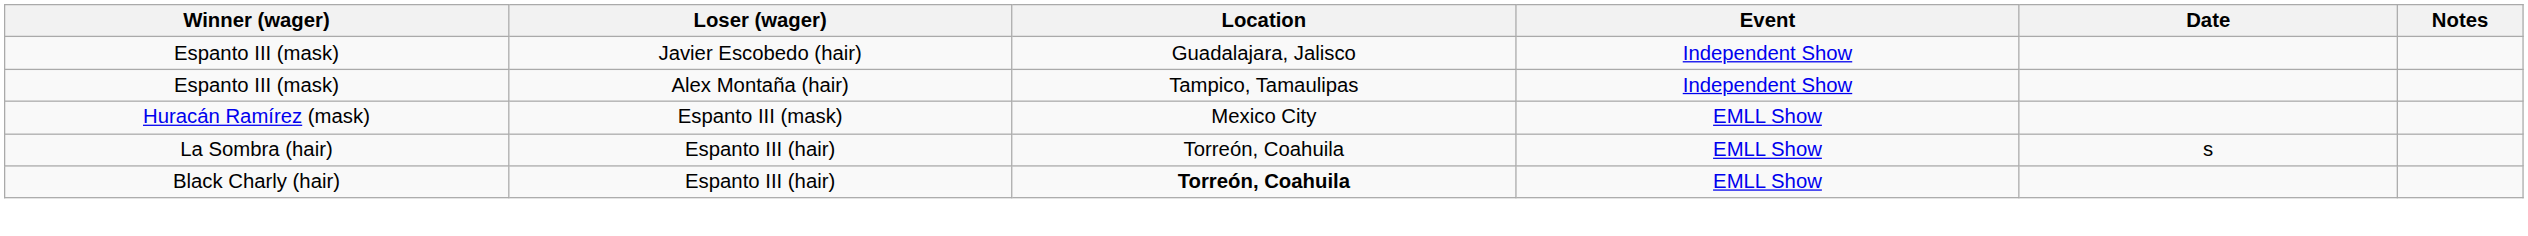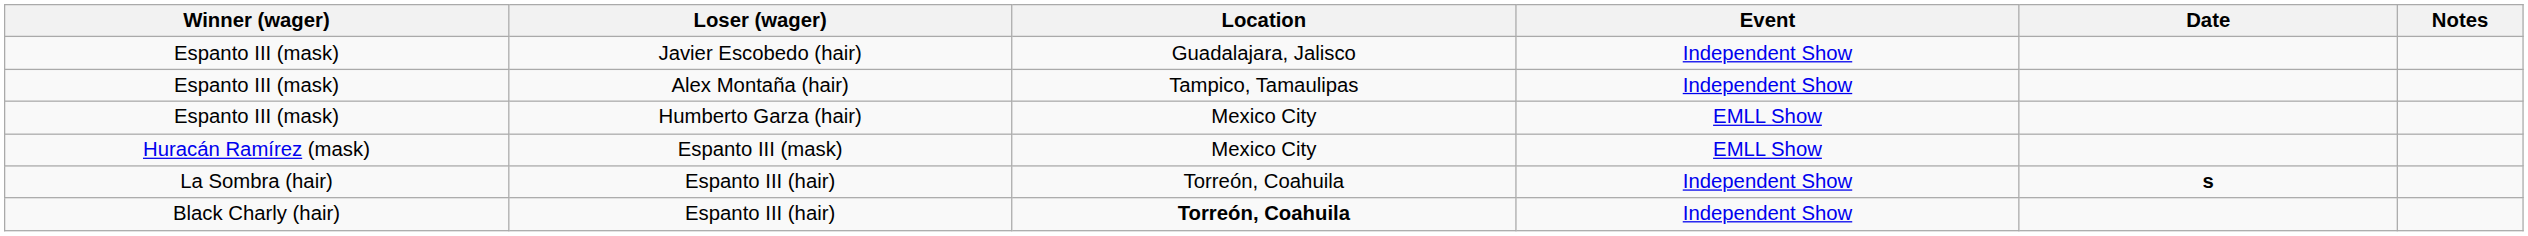+ row: (256, 117)
(1767, 149) EMLL Show -> (1767, 181) Independent Show
(2208, 149) normal -> (2208, 181) bold
(1767, 181) EMLL Show -> (1767, 213) Independent Show
